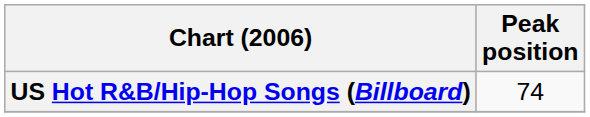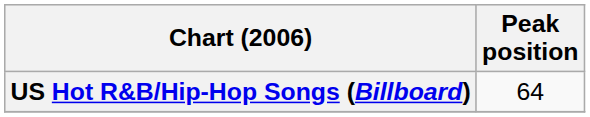(530, 91) 74 -> (530, 91) 64
